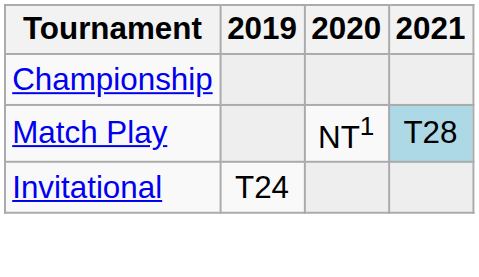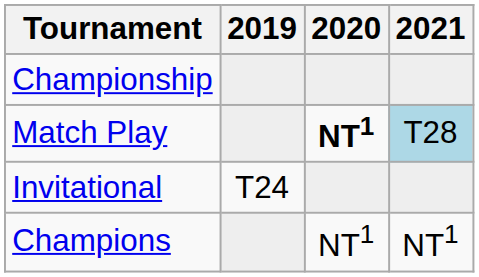(346, 133) normal -> (346, 133) bold
+ row: (92, 241)
